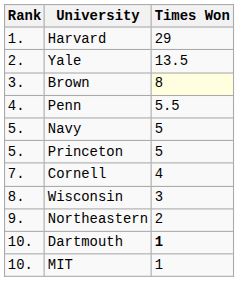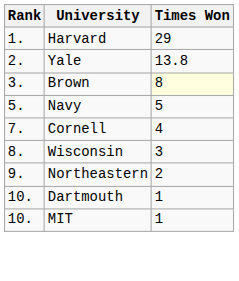(171, 61) 13.5 -> (171, 61) 13.8
- row: (65, 107)
- row: (85, 152)
(159, 243) bold -> (159, 197) normal
